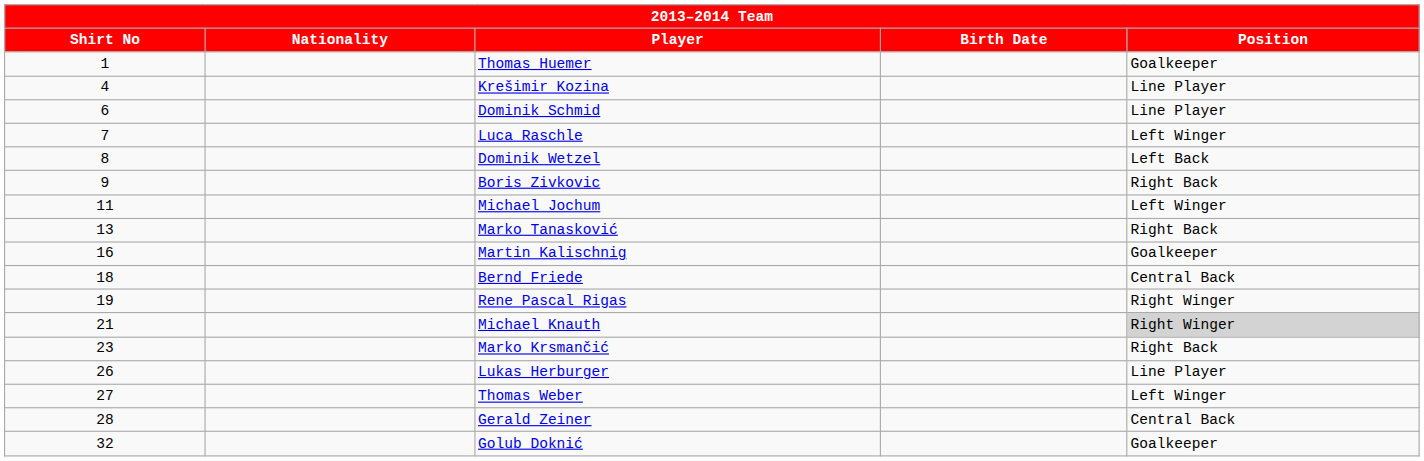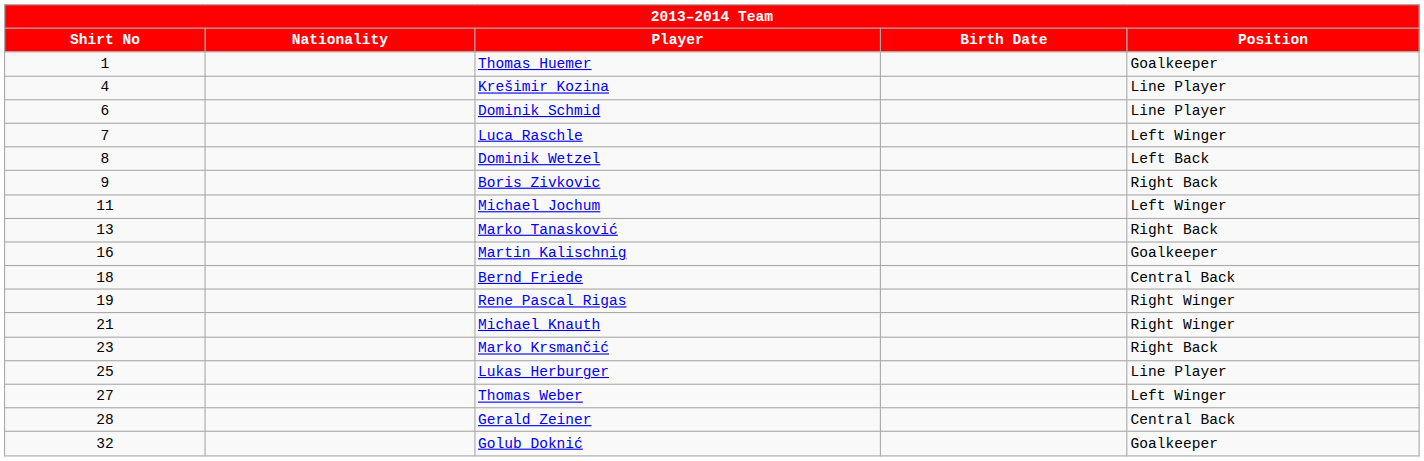(1183, 325) lightgrey background -> (1183, 325) no background
(105, 372) 26 -> (105, 372) 25
